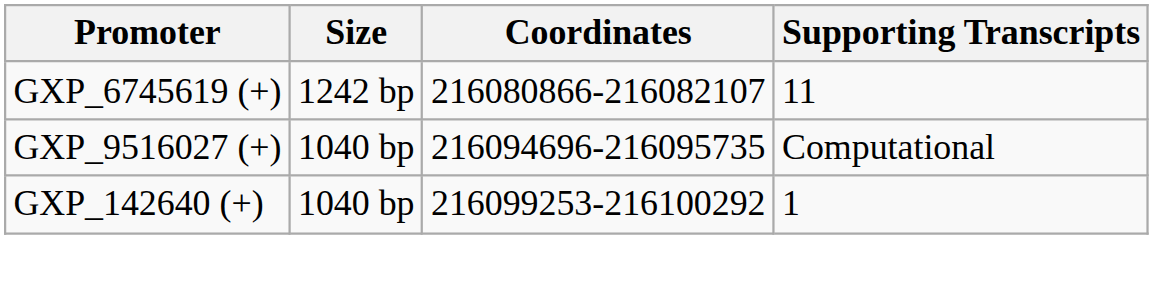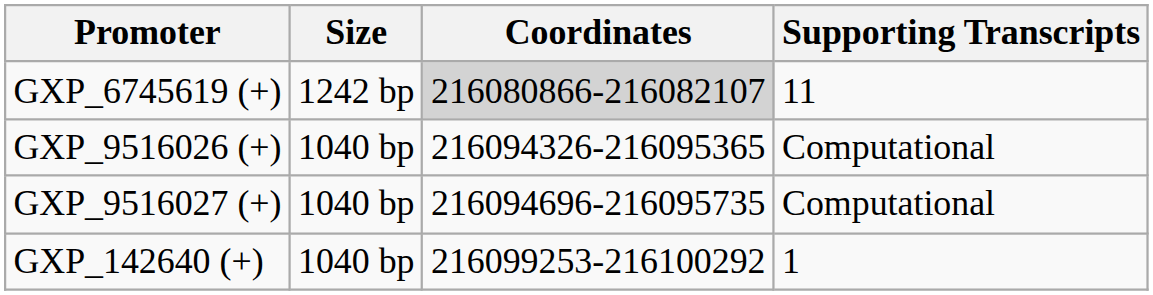(598, 89) no background -> (598, 89) lightgrey background
+ row: (147, 146)
